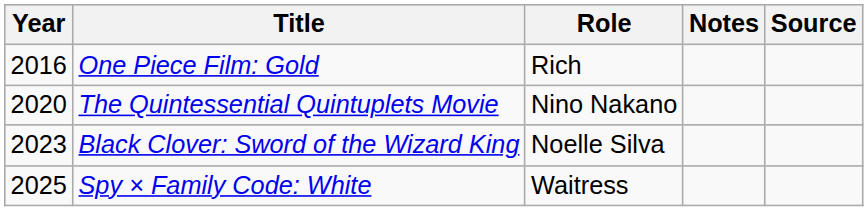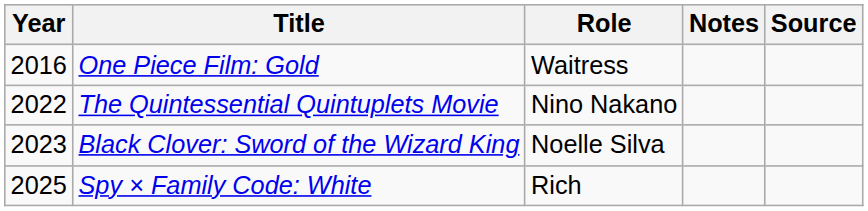(556, 64) Rich -> (580, 64) Waitress
(39, 104) 2020 -> (39, 104) 2022
(580, 184) Waitress -> (556, 184) Rich
